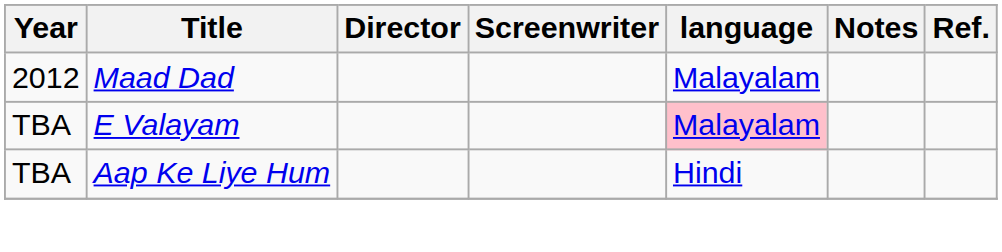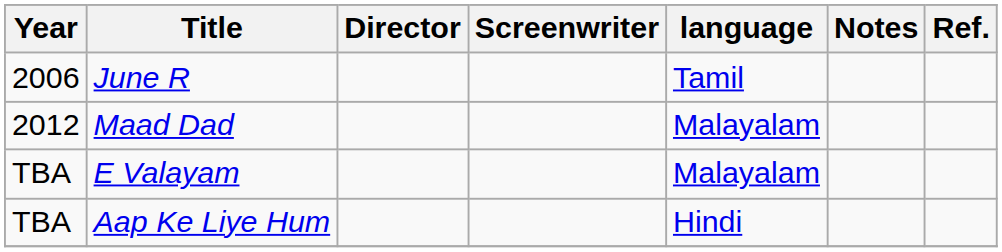+ row: (142, 76)
(746, 125) pink background -> (746, 173) no background
